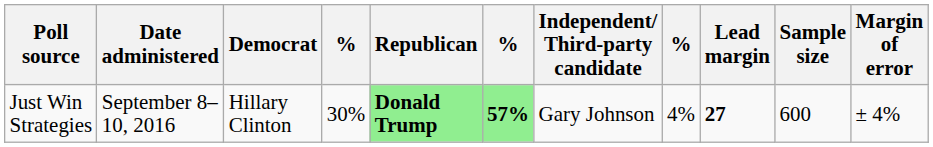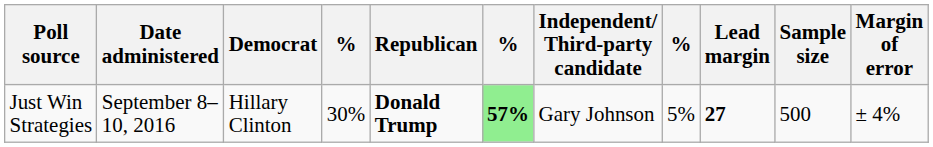(407, 113) lightgreen background -> (407, 113) no background
(681, 113) 4% -> (681, 113) 5%
(795, 113) 600 -> (795, 113) 500
